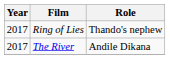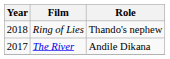(17, 29) 2017 -> (17, 29) 2018
